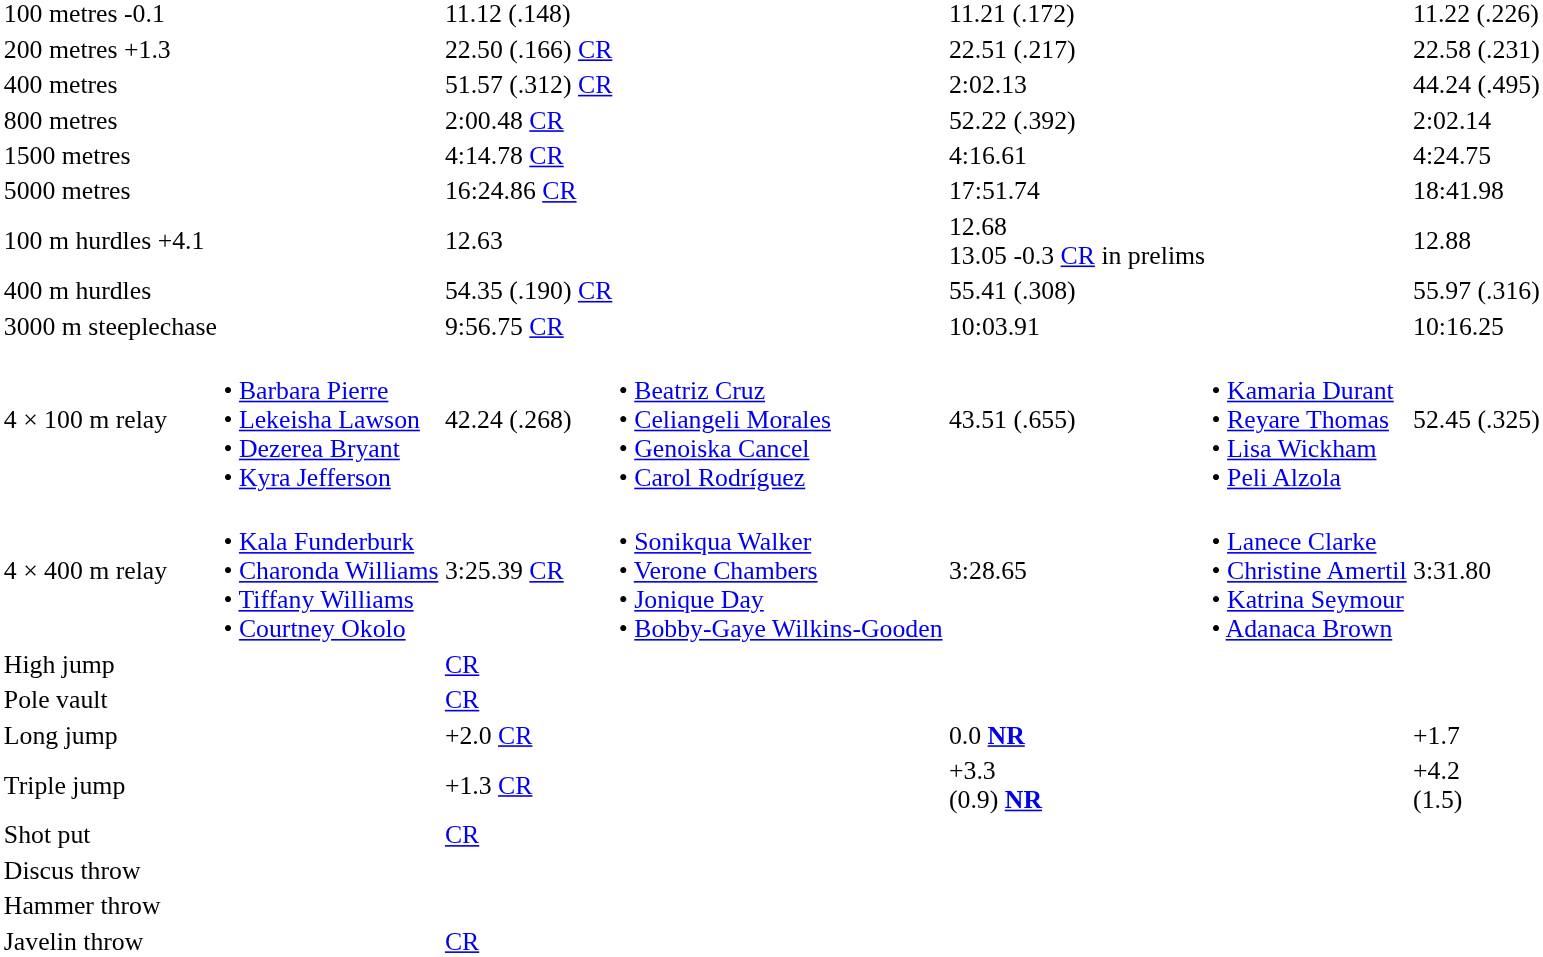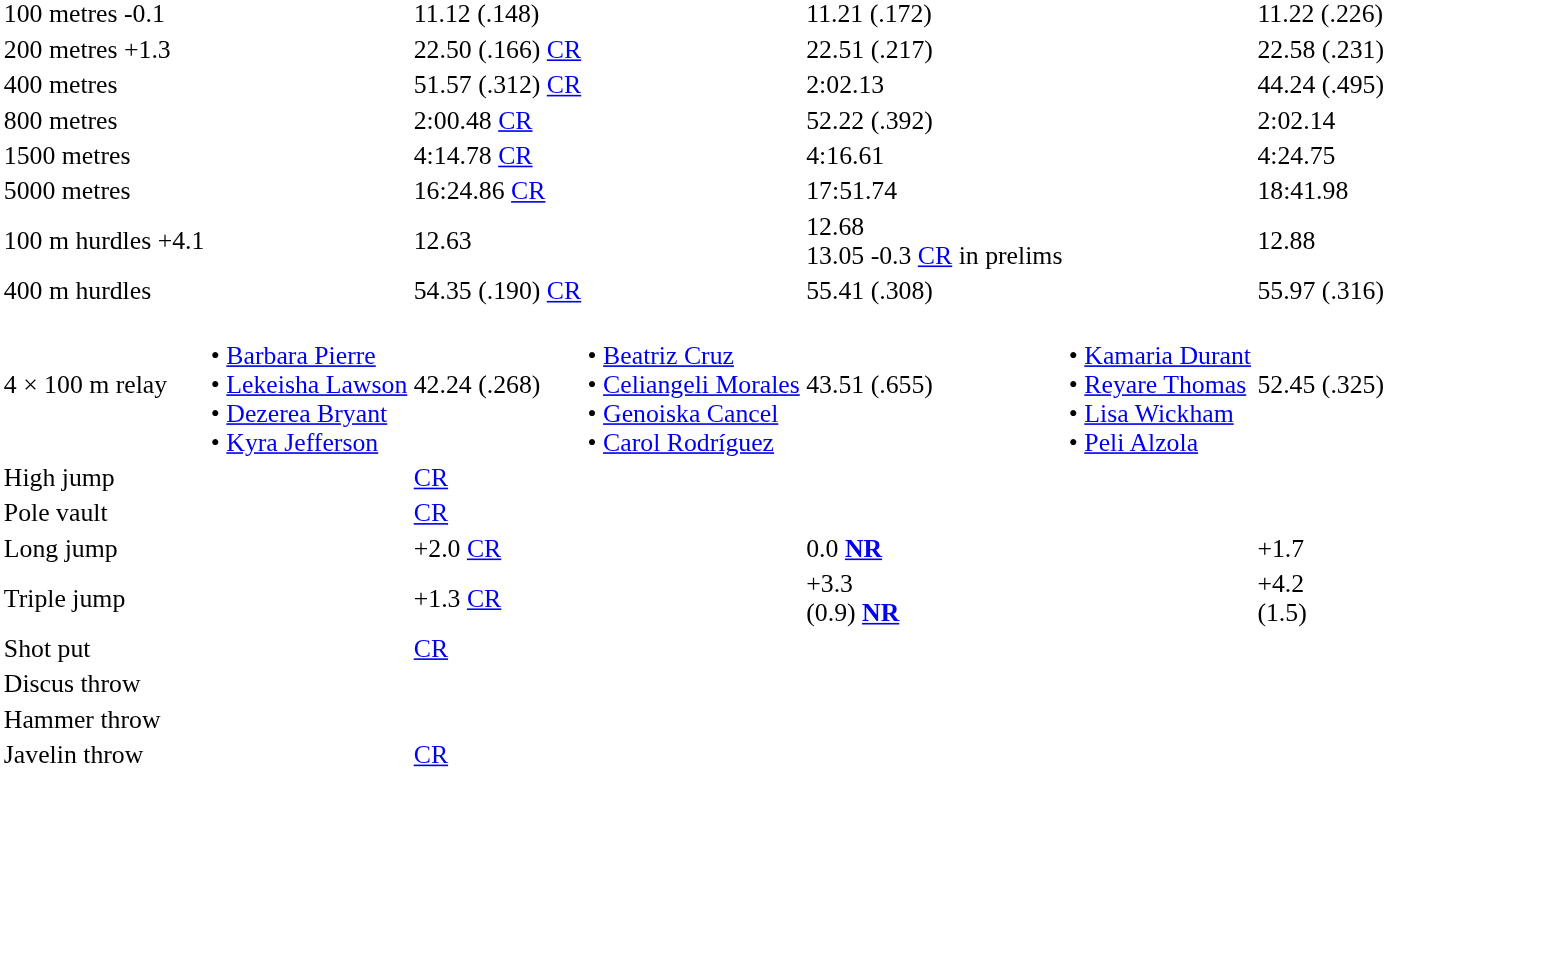- row: (110, 326)
- row: (85, 571)
